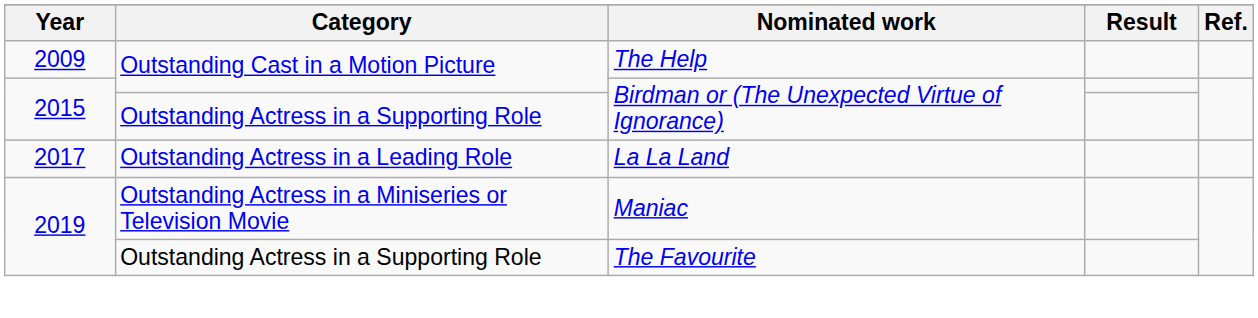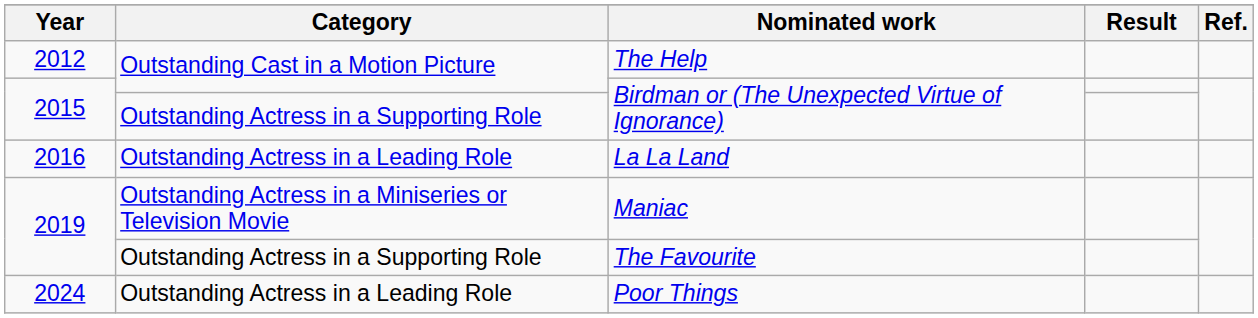(60, 59) 2009 -> (60, 59) 2012
(60, 158) 2017 -> (60, 158) 2016
+ row: (316, 293)
